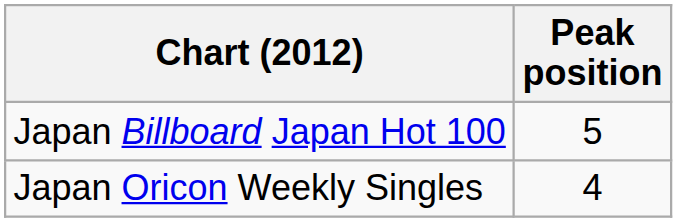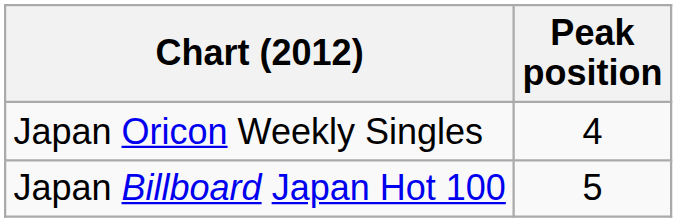rows swapped: (260, 130) <-> (248, 187)
